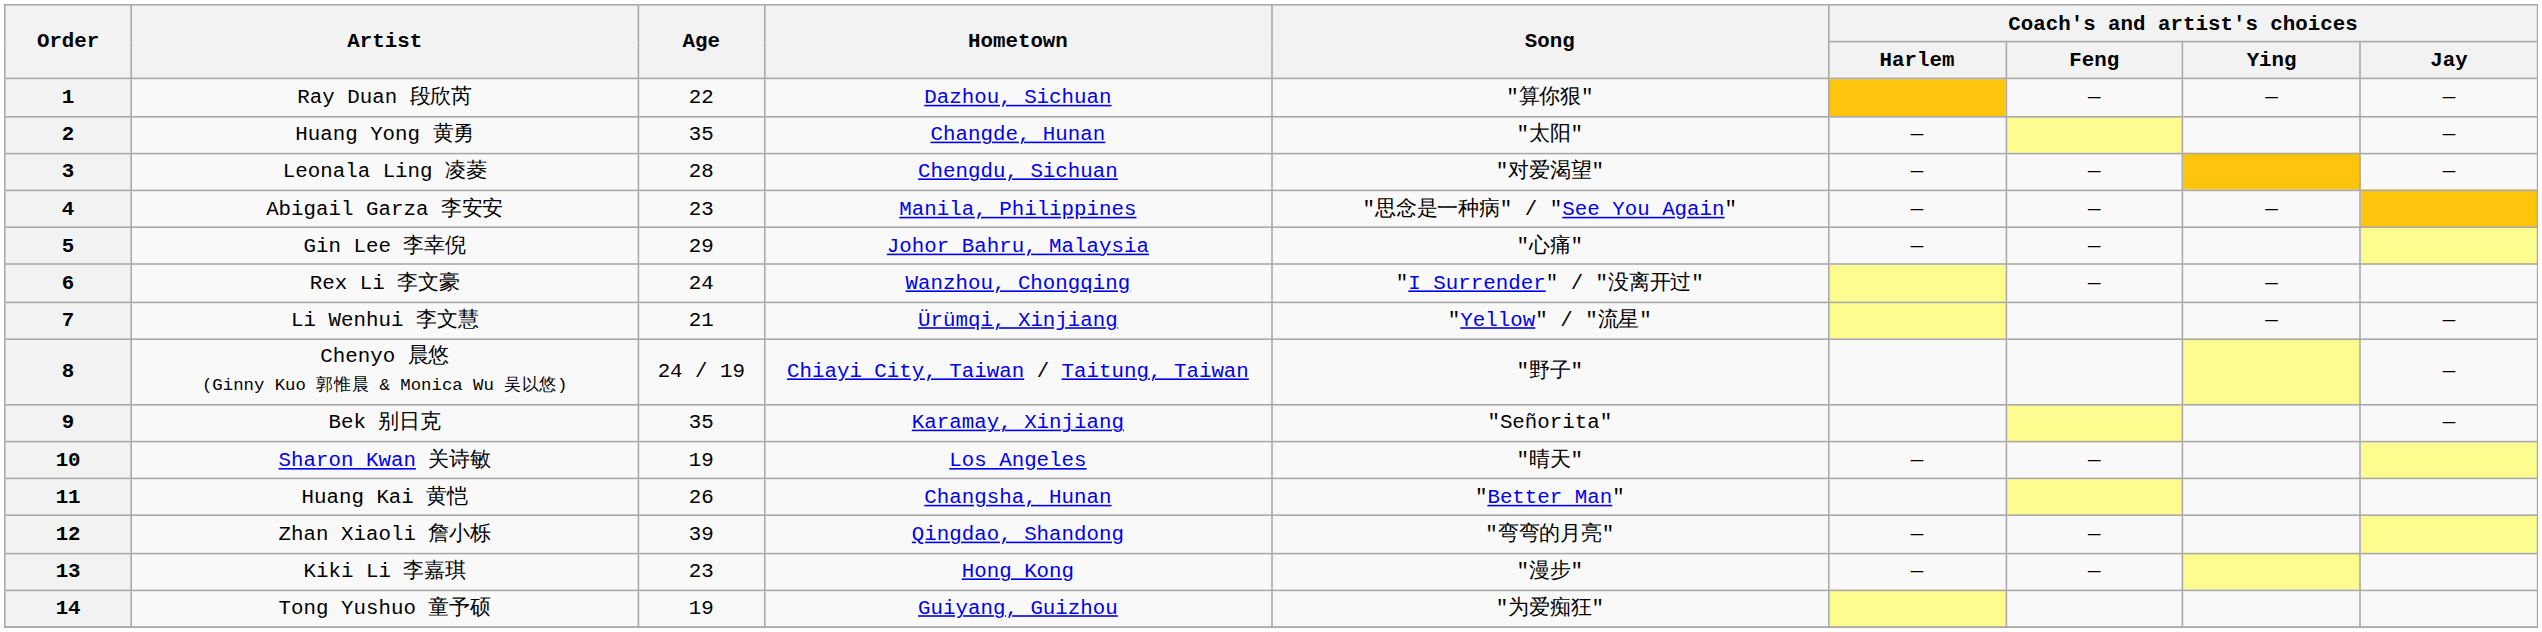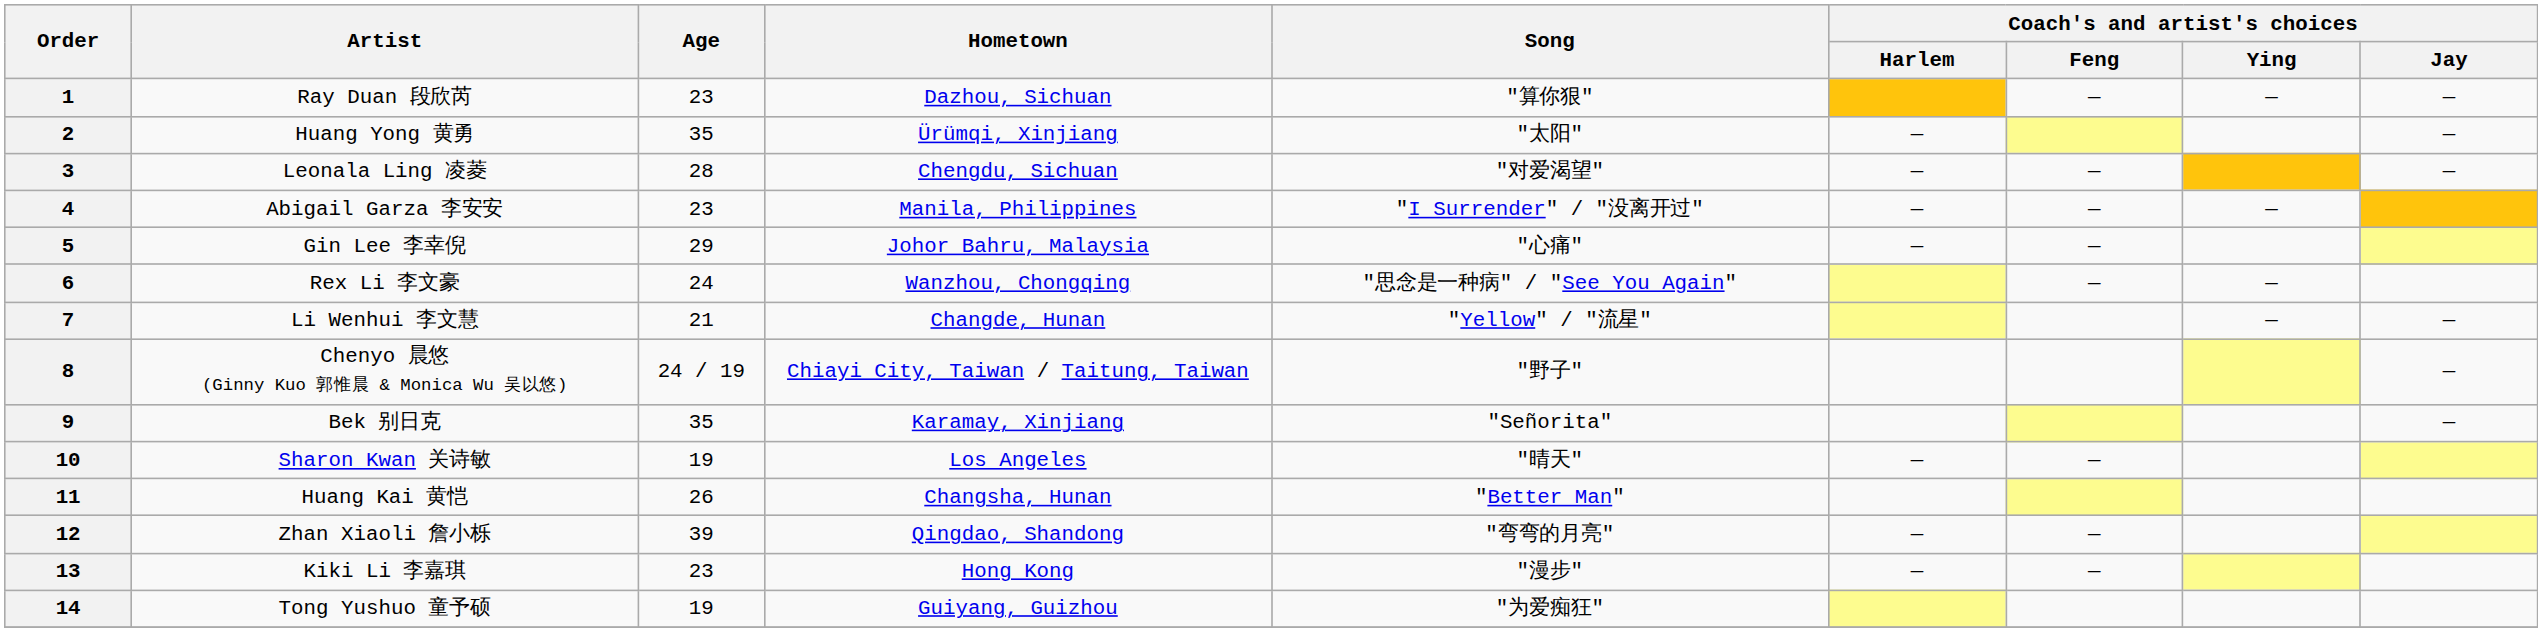(701, 98) 22 -> (701, 98) 23
(1018, 135) Changde, Hunan -> (1018, 135) Ürümqi, Xinjiang
(1550, 209) "思念是一种病" / "See You Again" -> (1550, 209) "I Surrender" / "没离开过"
(1550, 283) "I Surrender" / "没离开过" -> (1550, 283) "思念是一种病" / "See You Again"
(1018, 320) Ürümqi, Xinjiang -> (1018, 320) Changde, Hunan
